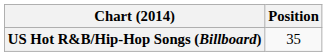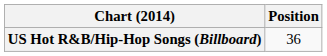(294, 39) 35 -> (294, 39) 36
